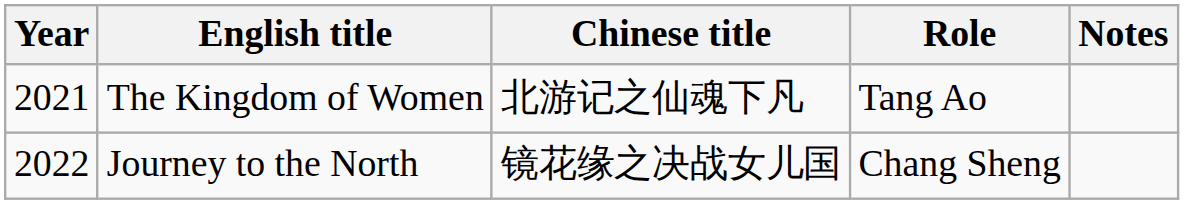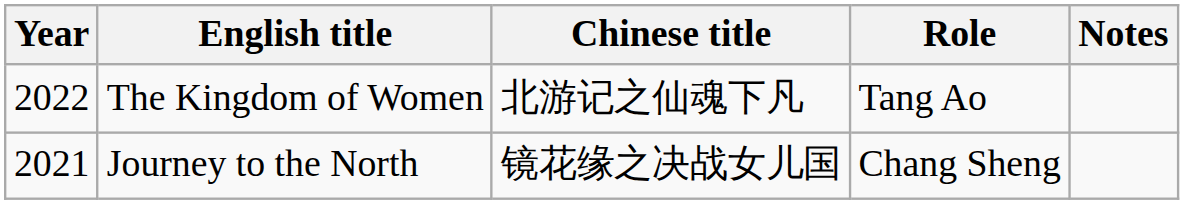(52, 97) 2021 -> (52, 97) 2022
(52, 164) 2022 -> (52, 164) 2021
